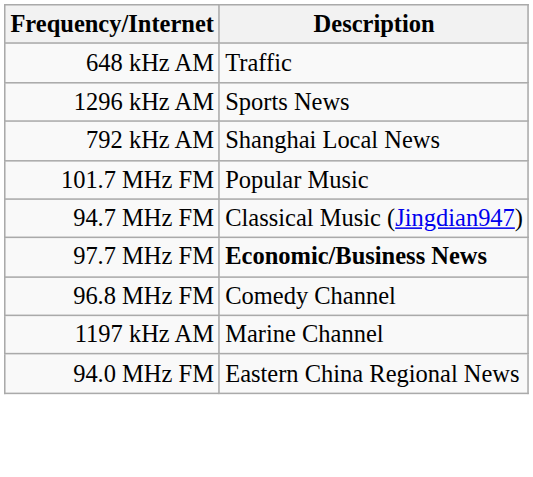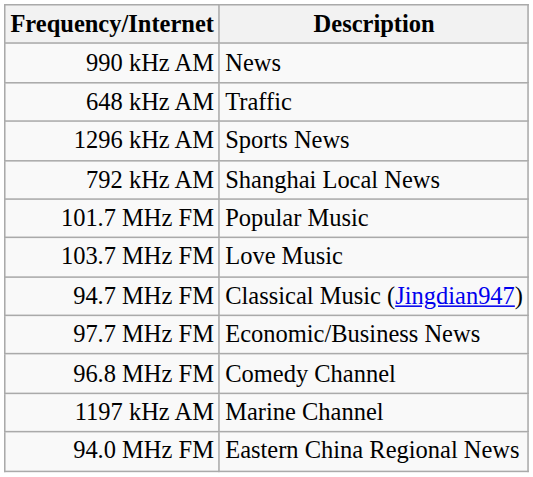+ row: (150, 62)
+ row: (137, 256)
(356, 256) bold -> (353, 334) normal
